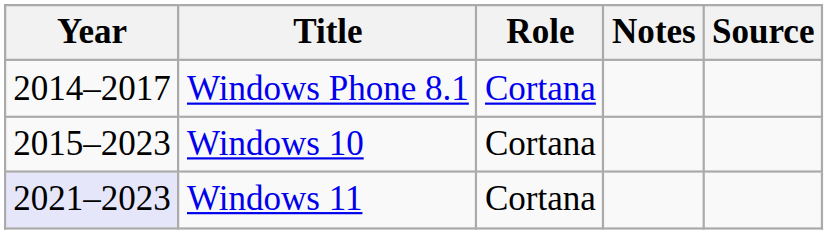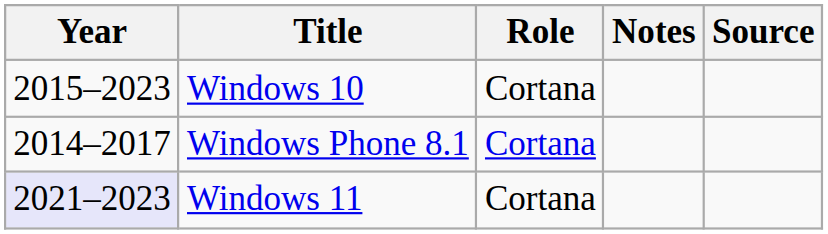rows swapped: (328, 87) <-> (275, 143)
